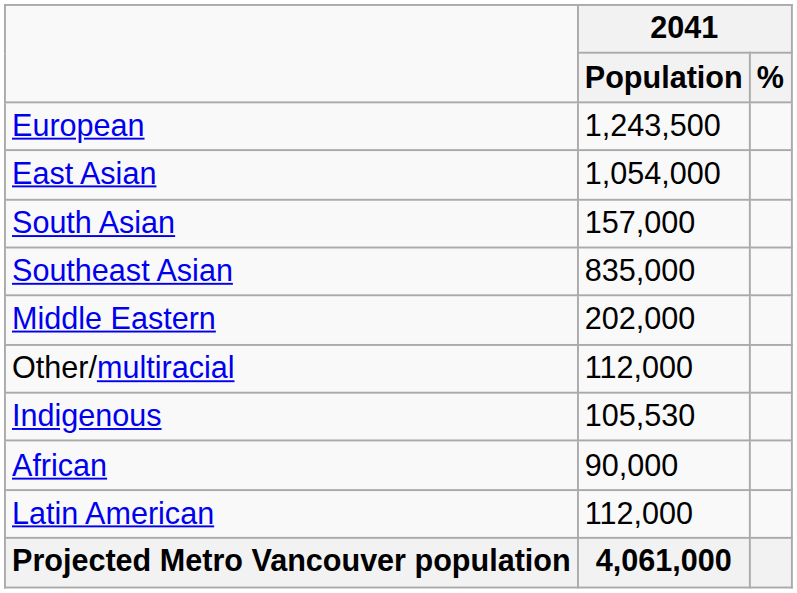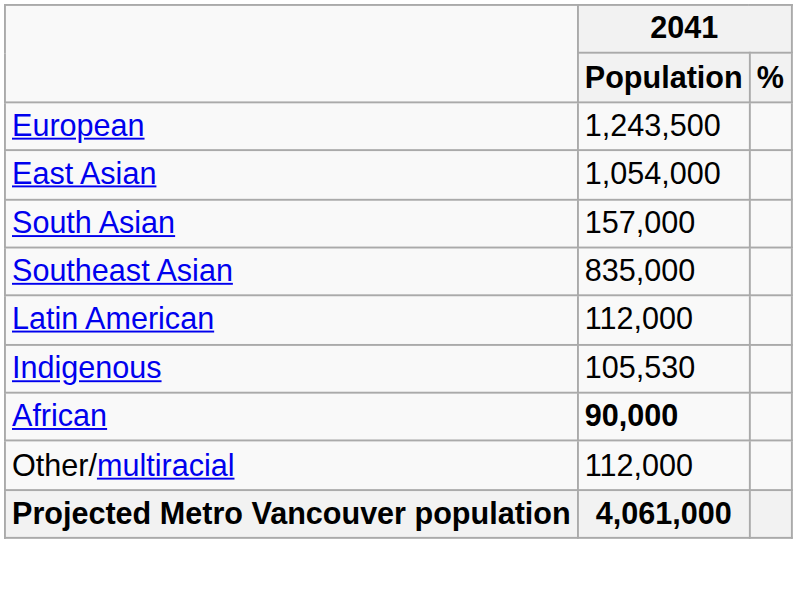- row: (114, 319)
rows swapped: (113, 513) <-> (123, 367)
(631, 464) normal -> (631, 416) bold
